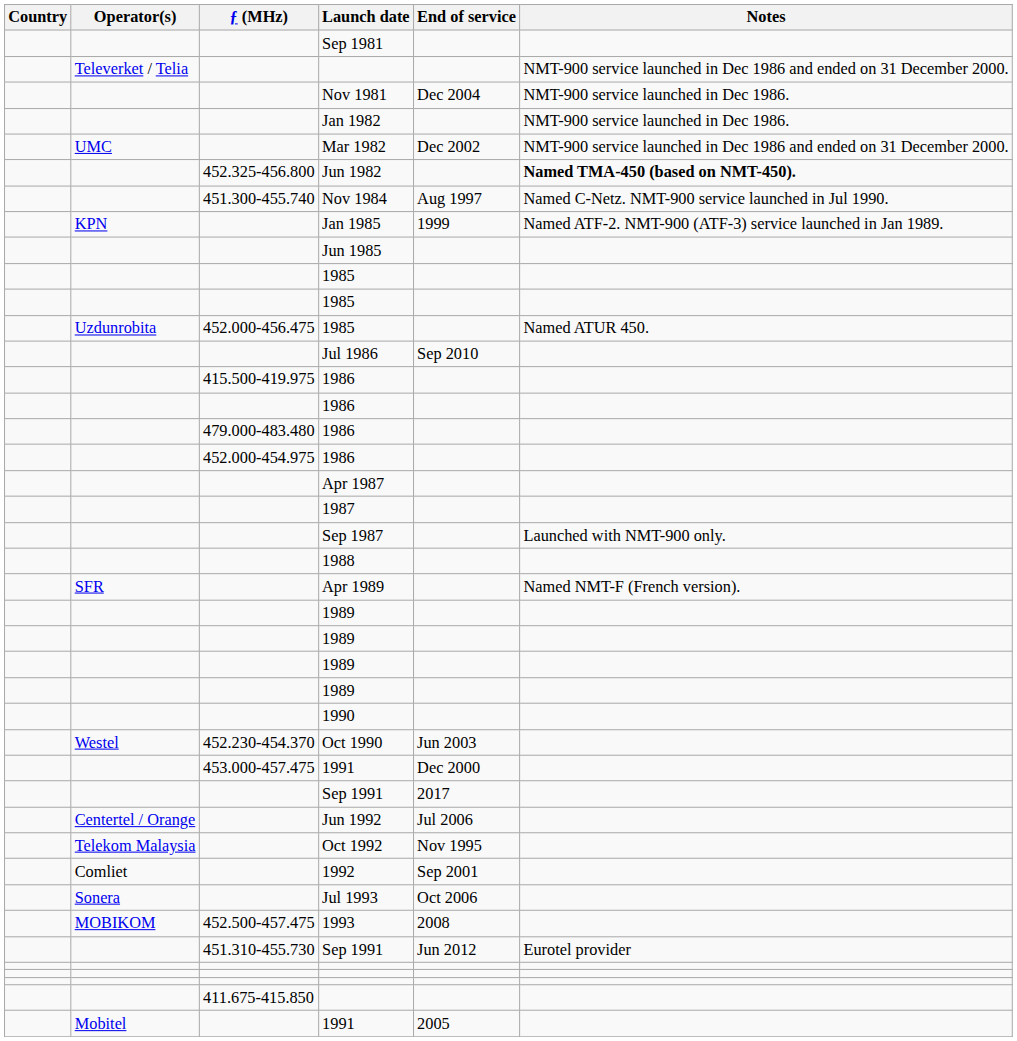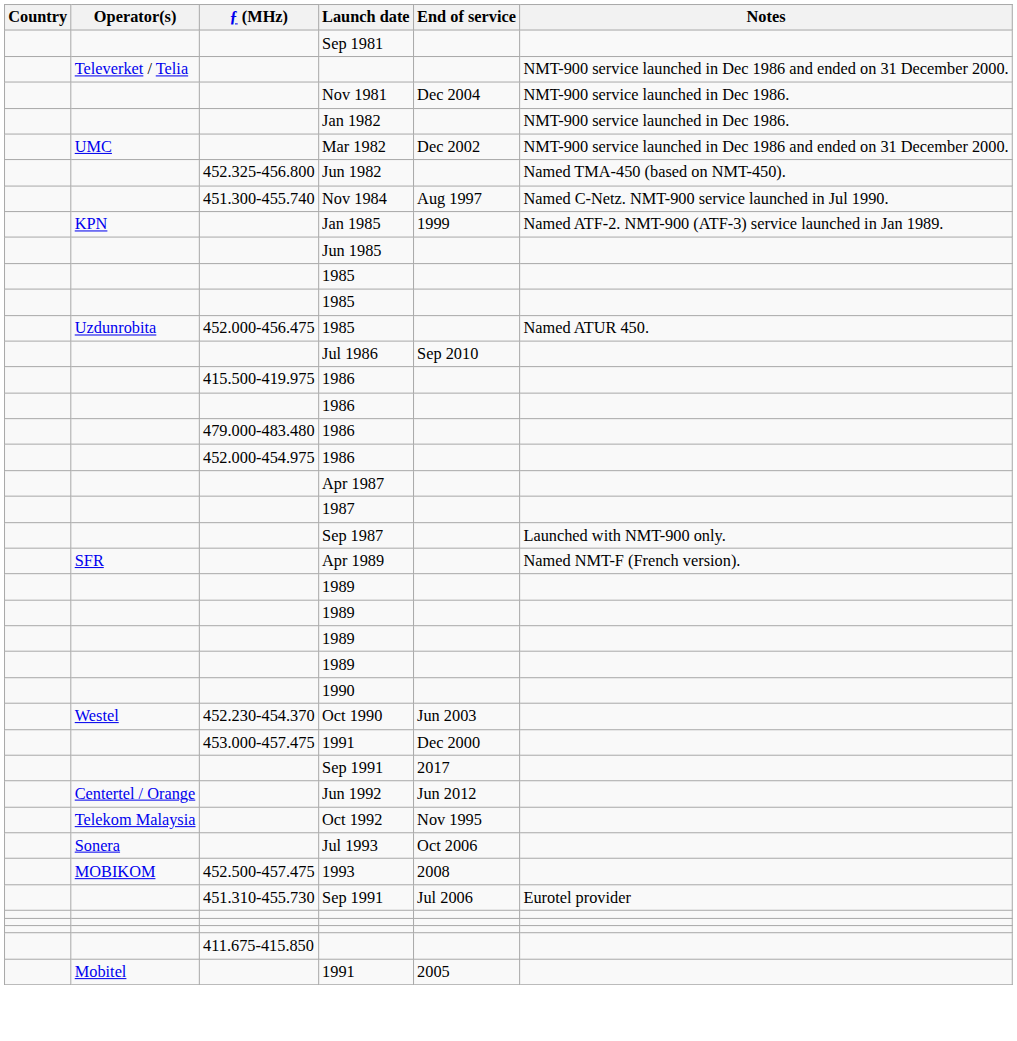(660, 172) bold -> (655, 172) normal
- row: (259, 561)
(445, 819) Jul 2006 -> (447, 793) Jun 2012
- row: (259, 872)
(447, 949) Jun 2012 -> (445, 897) Jul 2006
